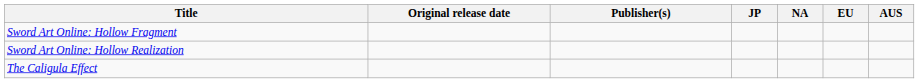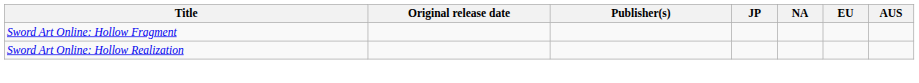- row: (52, 68)
